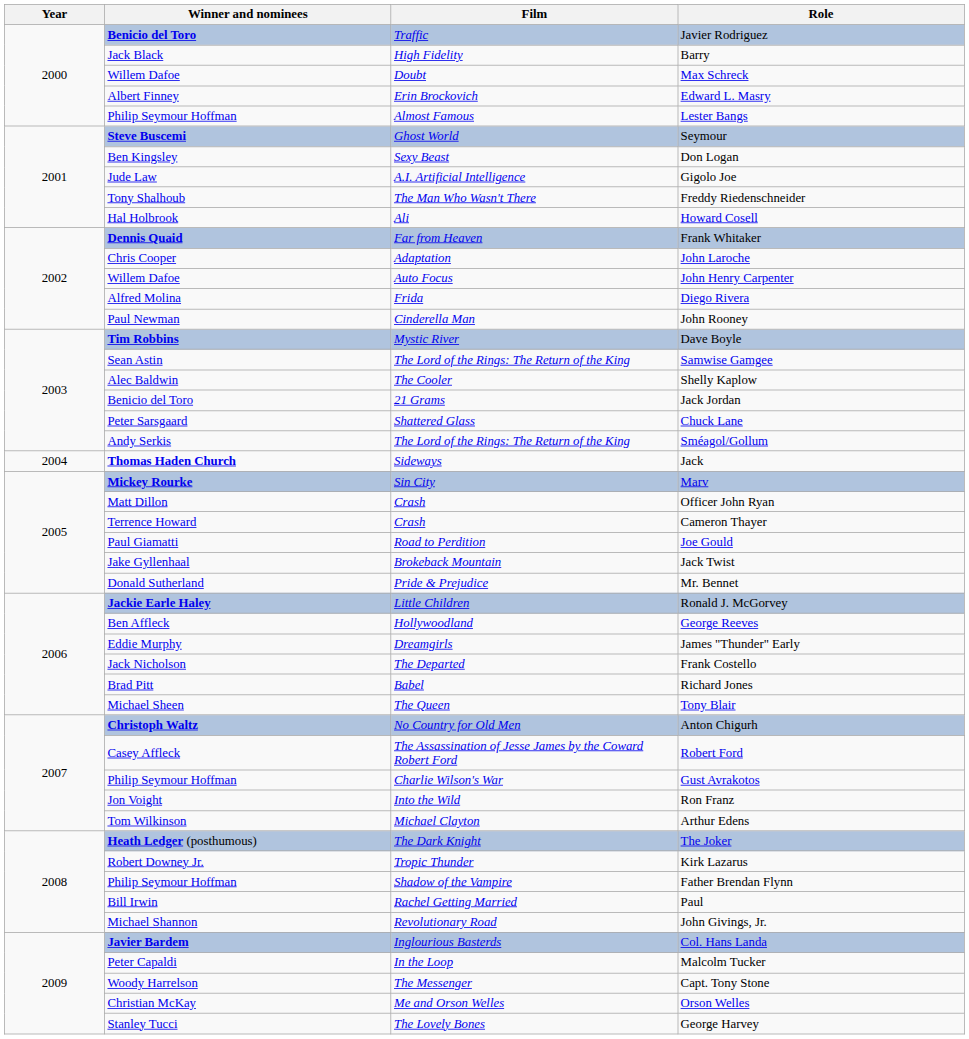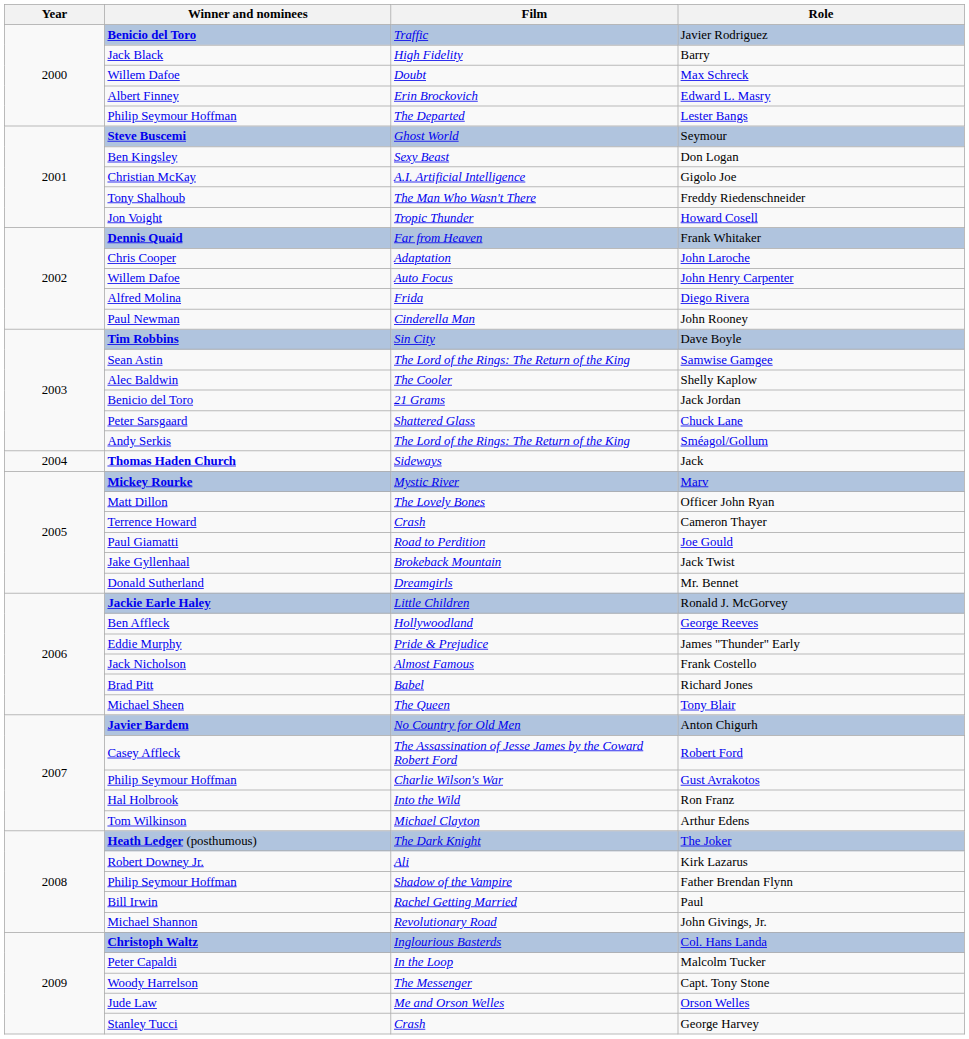(434, 116) Almost Famous -> (429, 116) The Departed
(132, 177) Jude Law -> (152, 177) Christian McKay
(143, 217) Hal Holbrook -> (135, 217) Jon Voight
(401, 217) Ali -> (434, 217) Tropic Thunder
(427, 339) Mystic River -> (414, 339) Sin City
(414, 481) Sin City -> (427, 481) Mystic River
(410, 501) Crash -> (440, 501) The Lovely Bones
(441, 583) Pride & Prejudice -> (423, 583) Dreamgirls
(423, 643) Dreamgirls -> (441, 643) Pride & Prejudice
(429, 664) The Departed -> (434, 664) Almost Famous
(153, 725) Christoph Waltz -> (148, 725) Javier Bardem
(135, 800) Jon Voight -> (143, 800) Hal Holbrook
(434, 861) Tropic Thunder -> (401, 861) Ali
(148, 942) Javier Bardem -> (153, 942) Christoph Waltz
(152, 1003) Christian McKay -> (132, 1003) Jude Law
(440, 1023) The Lovely Bones -> (410, 1023) Crash
